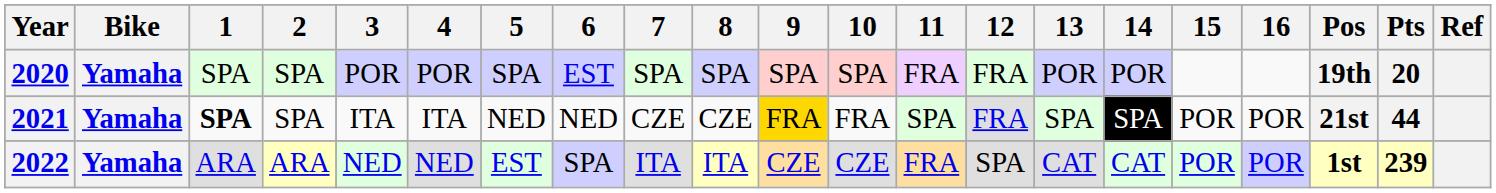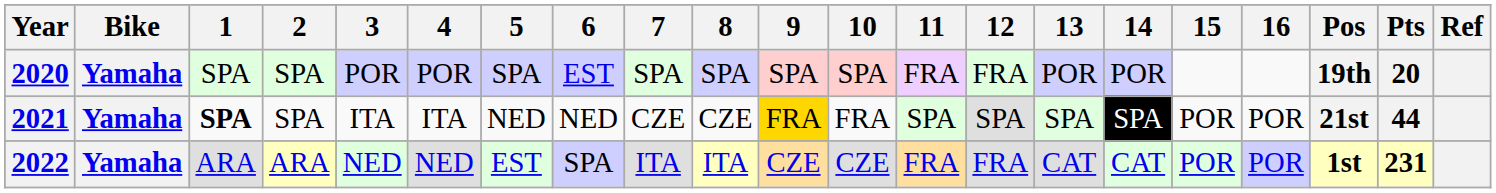(1000, 118) FRA -> (1000, 118) SPA
(1000, 163) SPA -> (1000, 163) FRA
(1406, 163) 239 -> (1406, 163) 231
